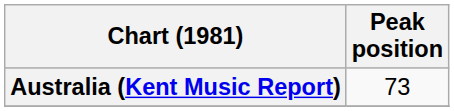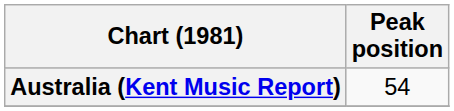(397, 86) 73 -> (397, 86) 54
